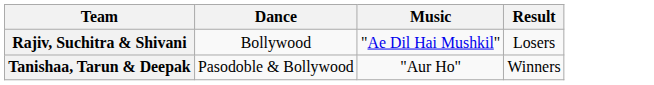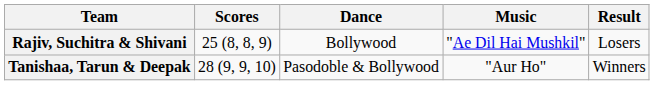+ column: (237, 17)
